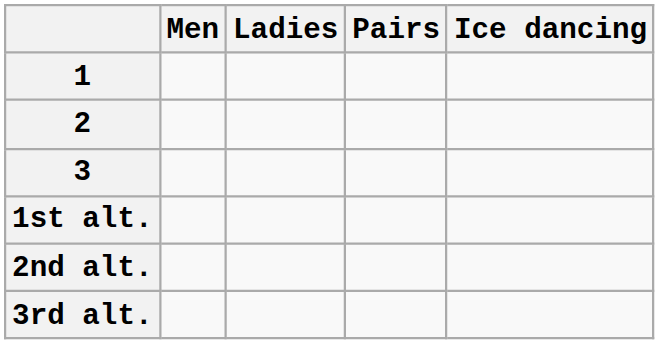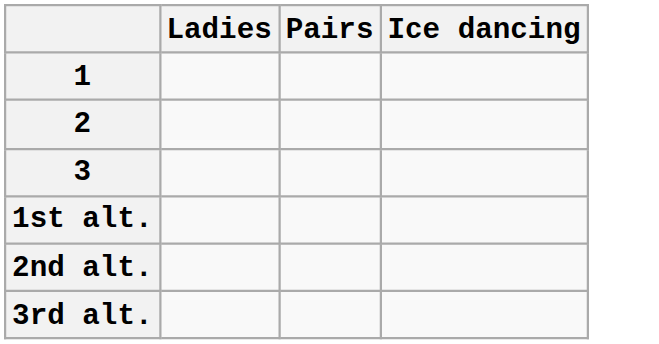- column: (193, 29)
